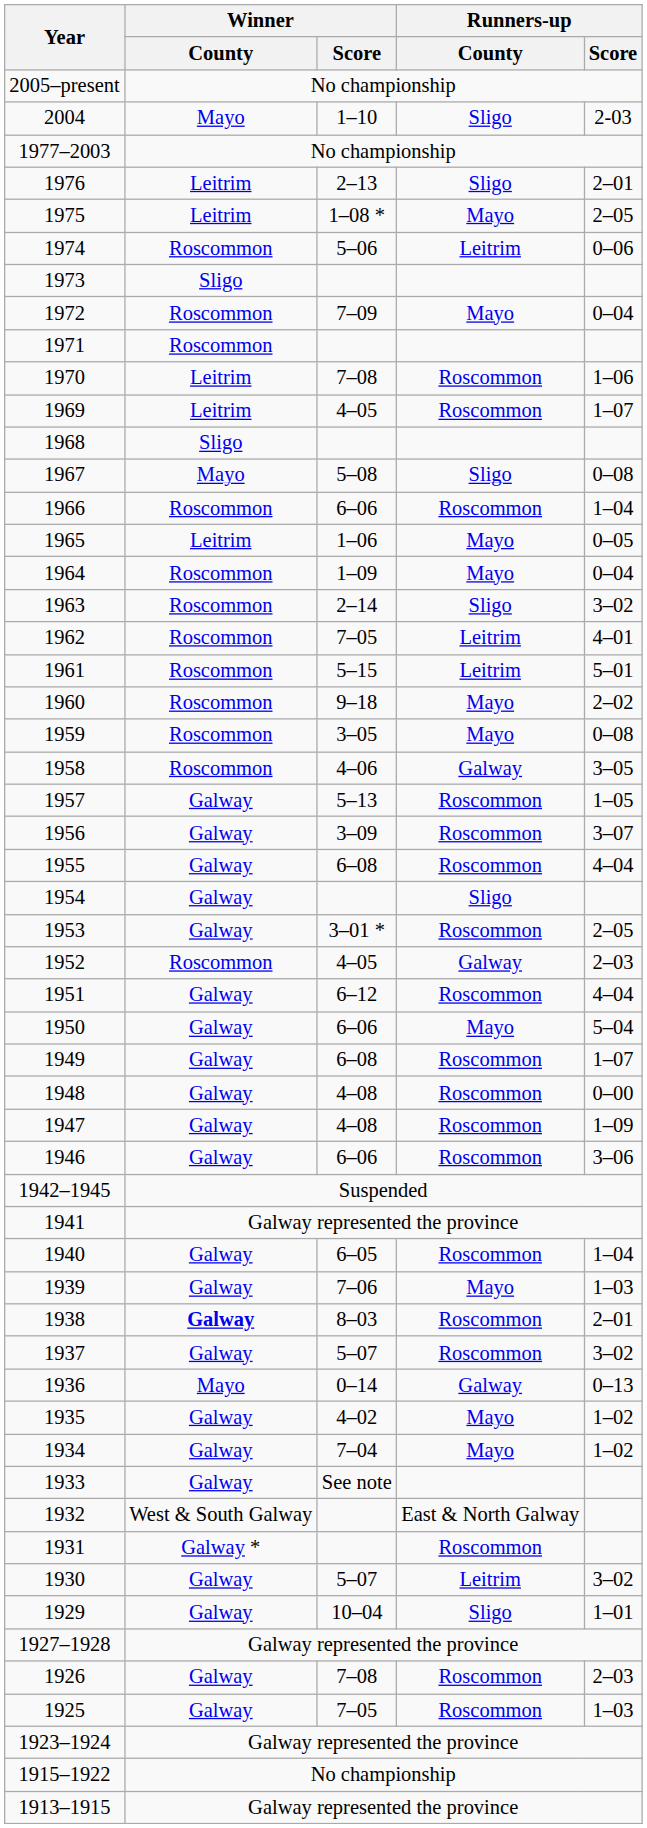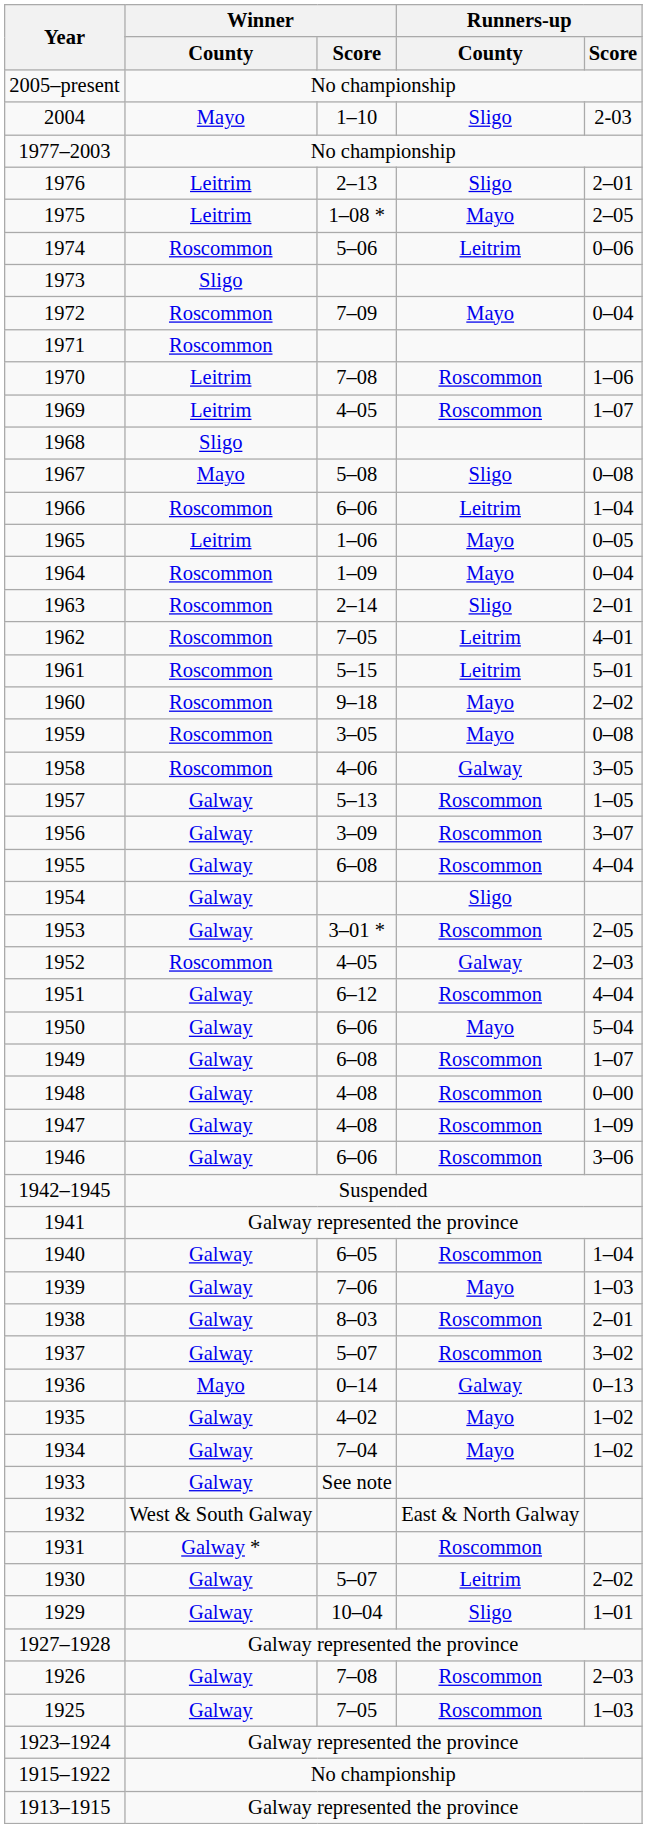(490, 507) Roscommon -> (490, 507) Leitrim
(613, 605) 3–02 -> (613, 605) 2–01
(221, 1319) bold -> (221, 1319) normal
(613, 1579) 3–02 -> (613, 1579) 2–02
